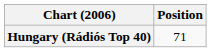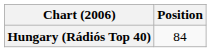(180, 36) 71 -> (180, 36) 84
